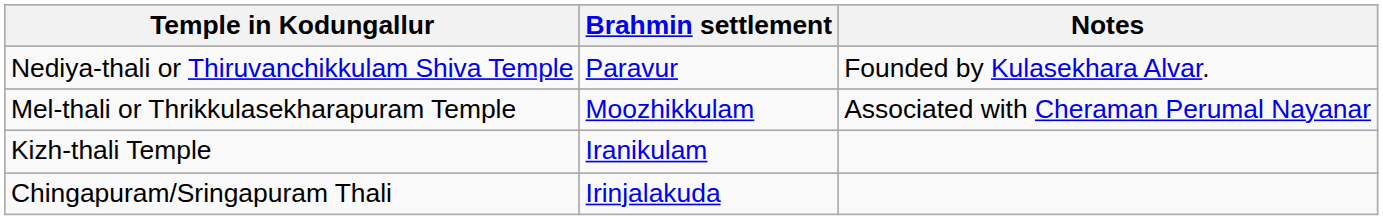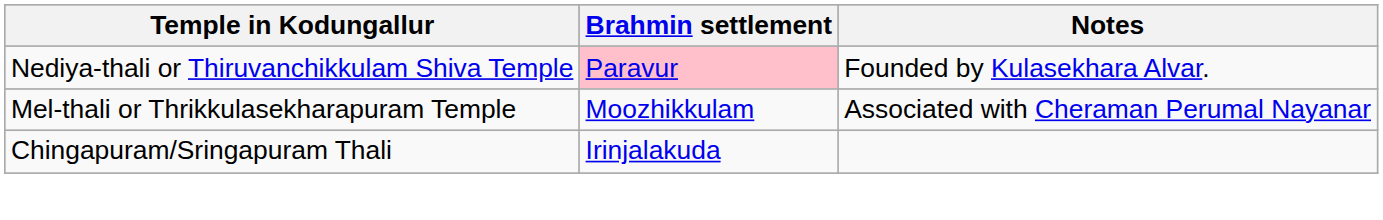(632, 67) no background -> (632, 67) pink background
- row: (111, 151)
